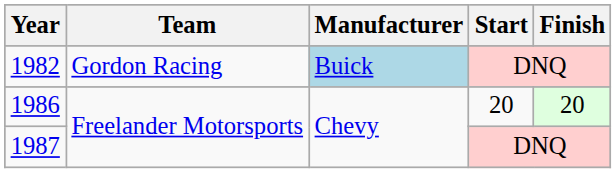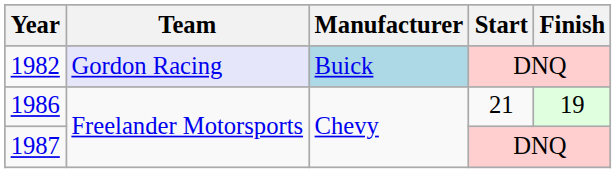(147, 65) no background -> (147, 65) lavender background
(501, 106) 20 -> (501, 106) 21
(572, 106) 20 -> (572, 106) 19
